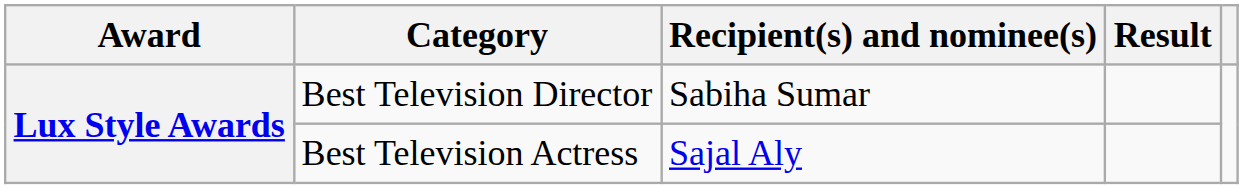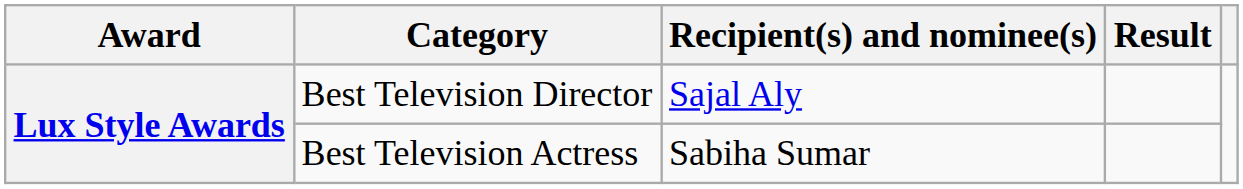(770, 93) Sabiha Sumar -> (736, 93) Sajal Aly
(736, 153) Sajal Aly -> (770, 153) Sabiha Sumar
